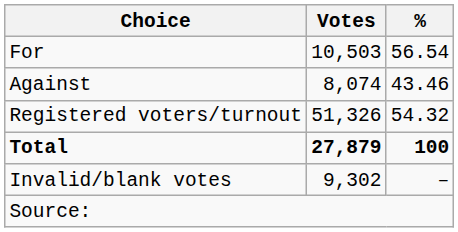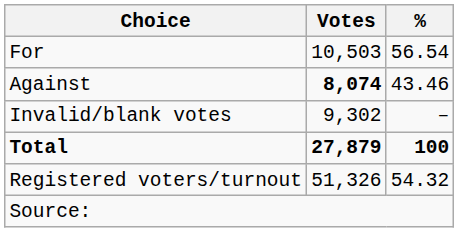(352, 84) normal -> (352, 84) bold
rows swapped: (121, 180) <-> (156, 116)
